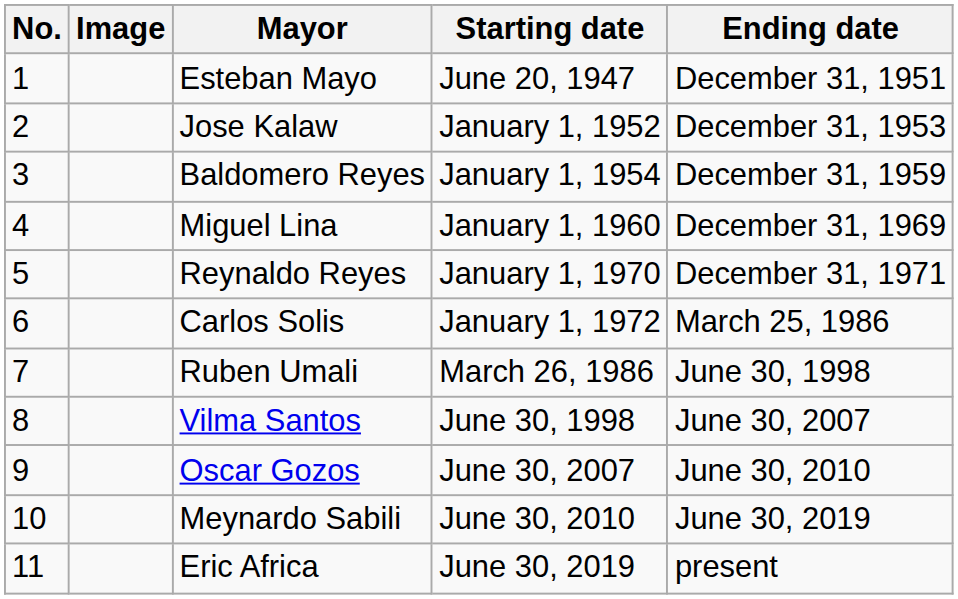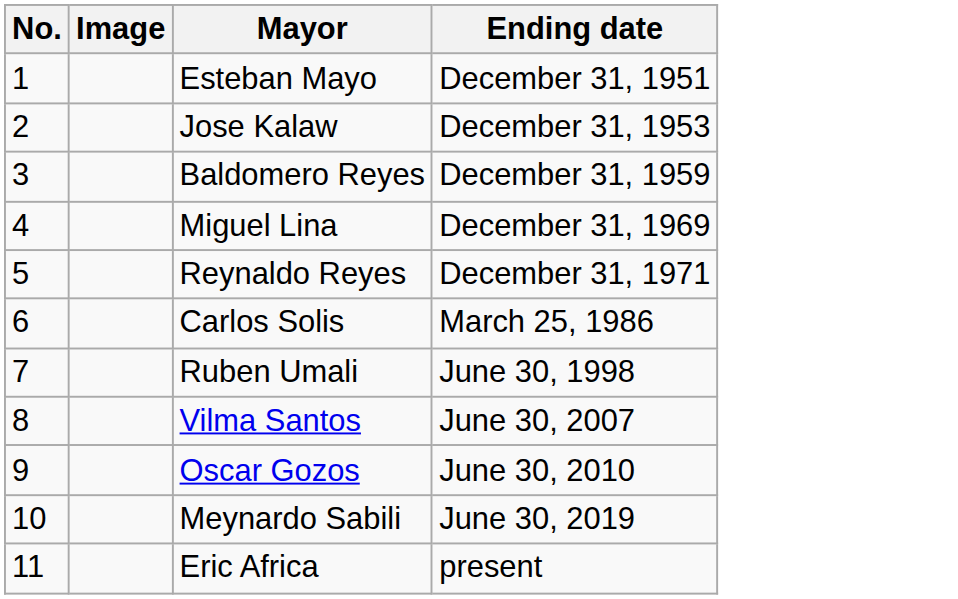- column: (550, 28)
